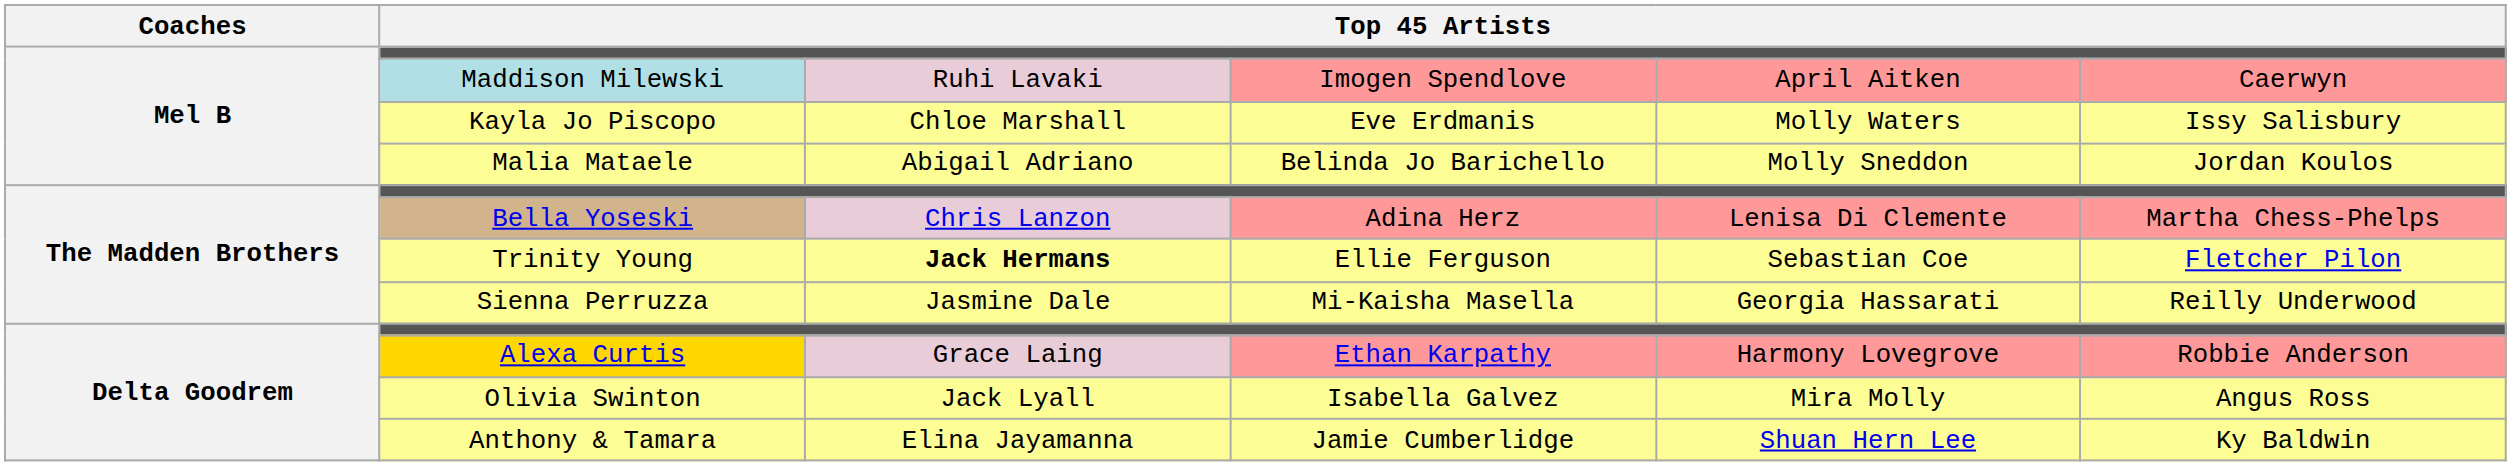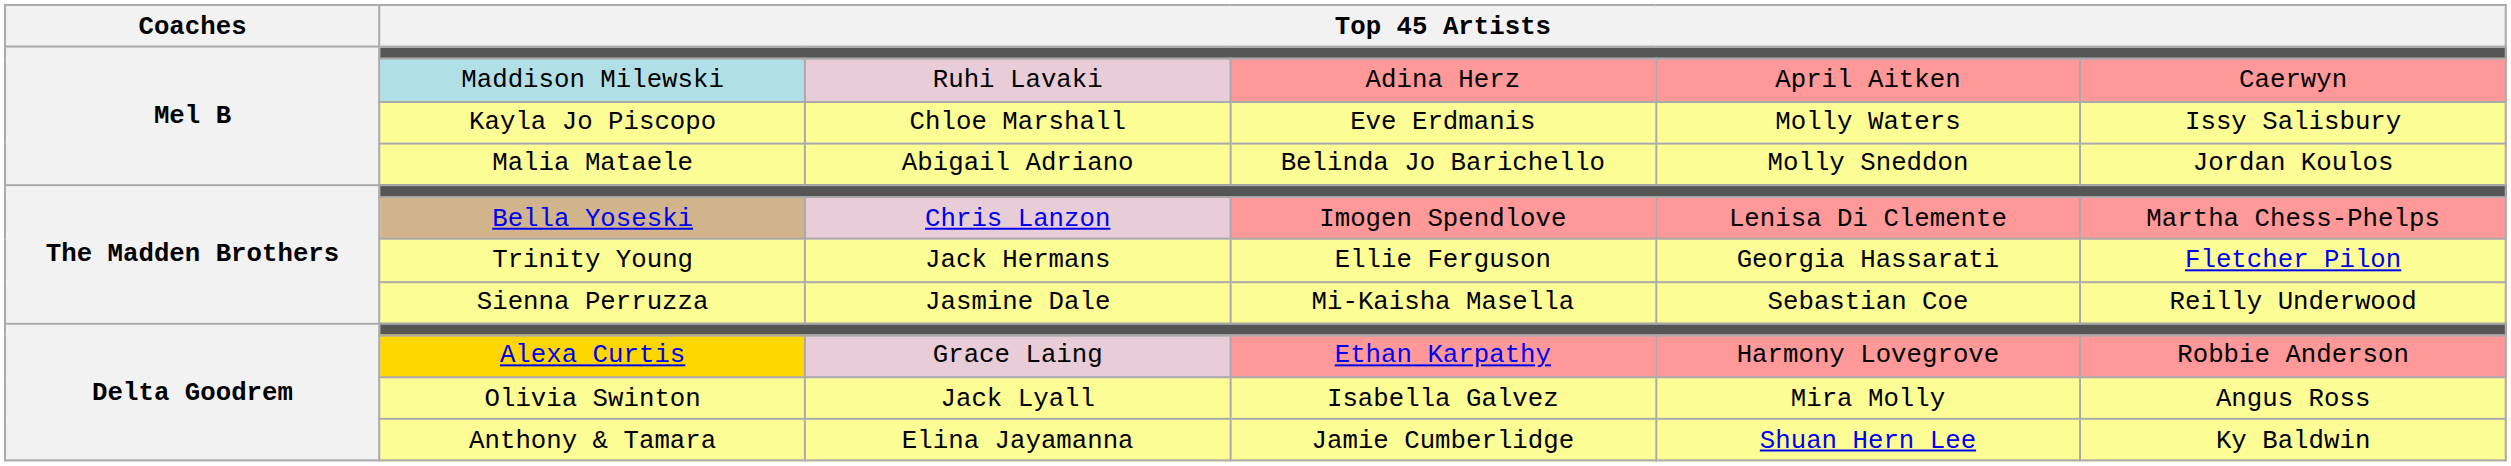(1443, 80) Imogen Spendlove -> (1443, 80) Adina Herz
(1443, 218) Adina Herz -> (1443, 218) Imogen Spendlove
(1018, 260) bold -> (1018, 260) normal
(1868, 260) Sebastian Coe -> (1868, 260) Georgia Hassarati
(1868, 302) Georgia Hassarati -> (1868, 302) Sebastian Coe
